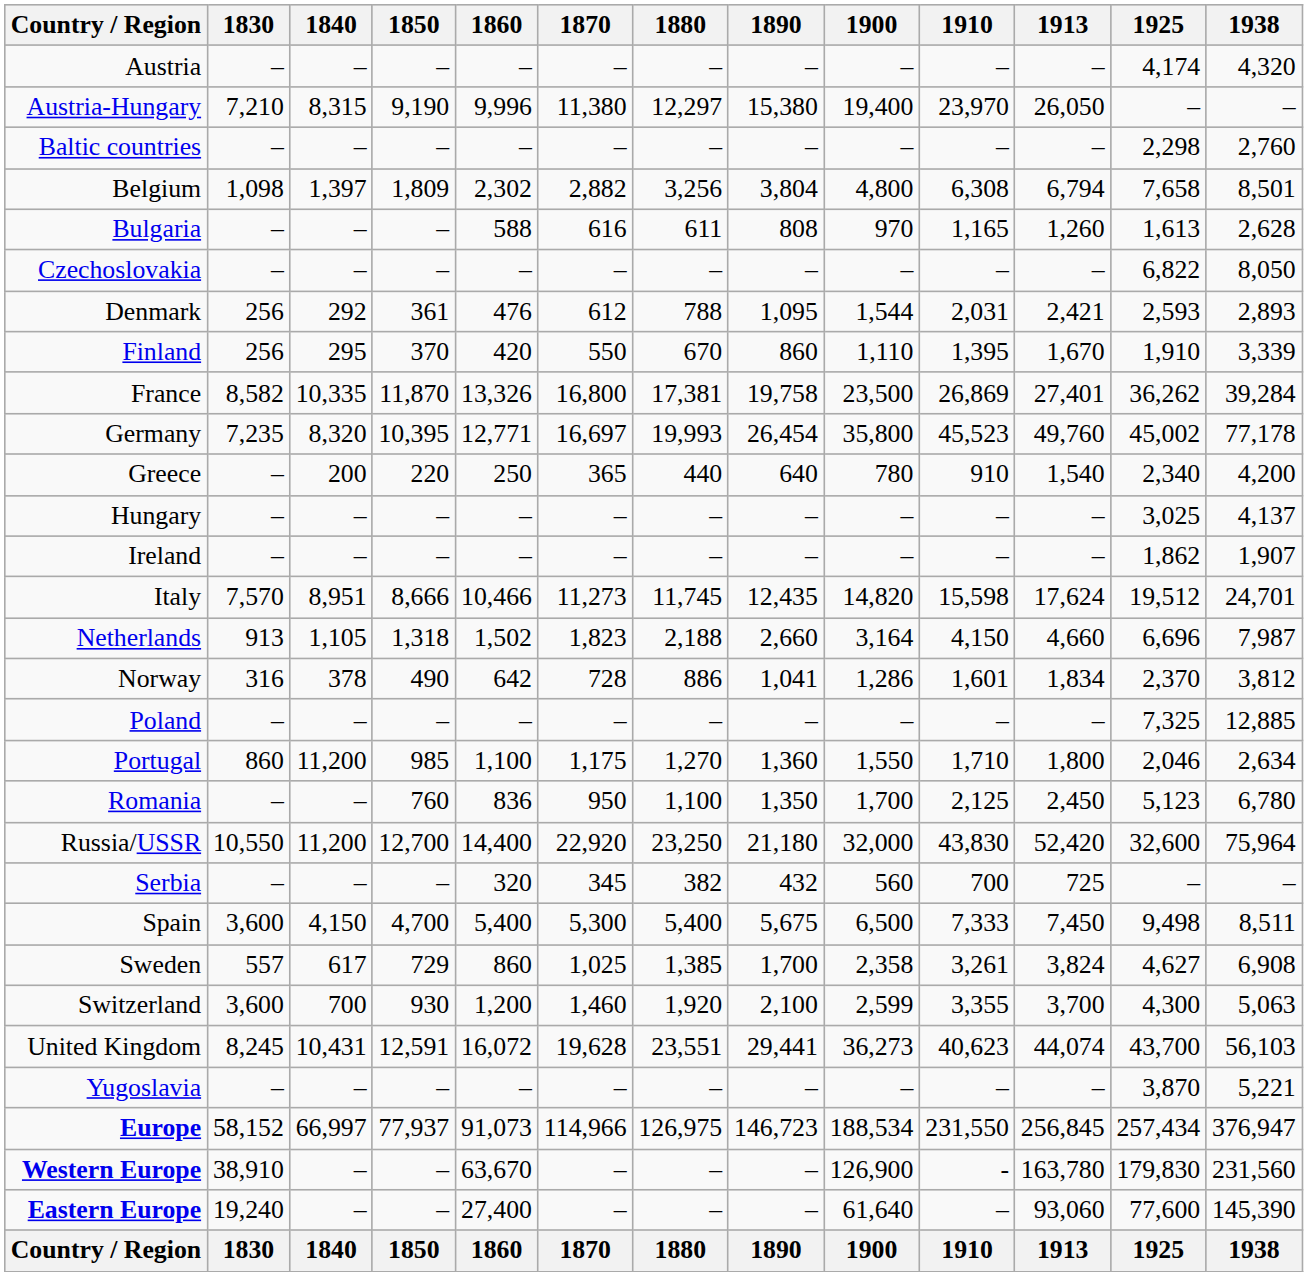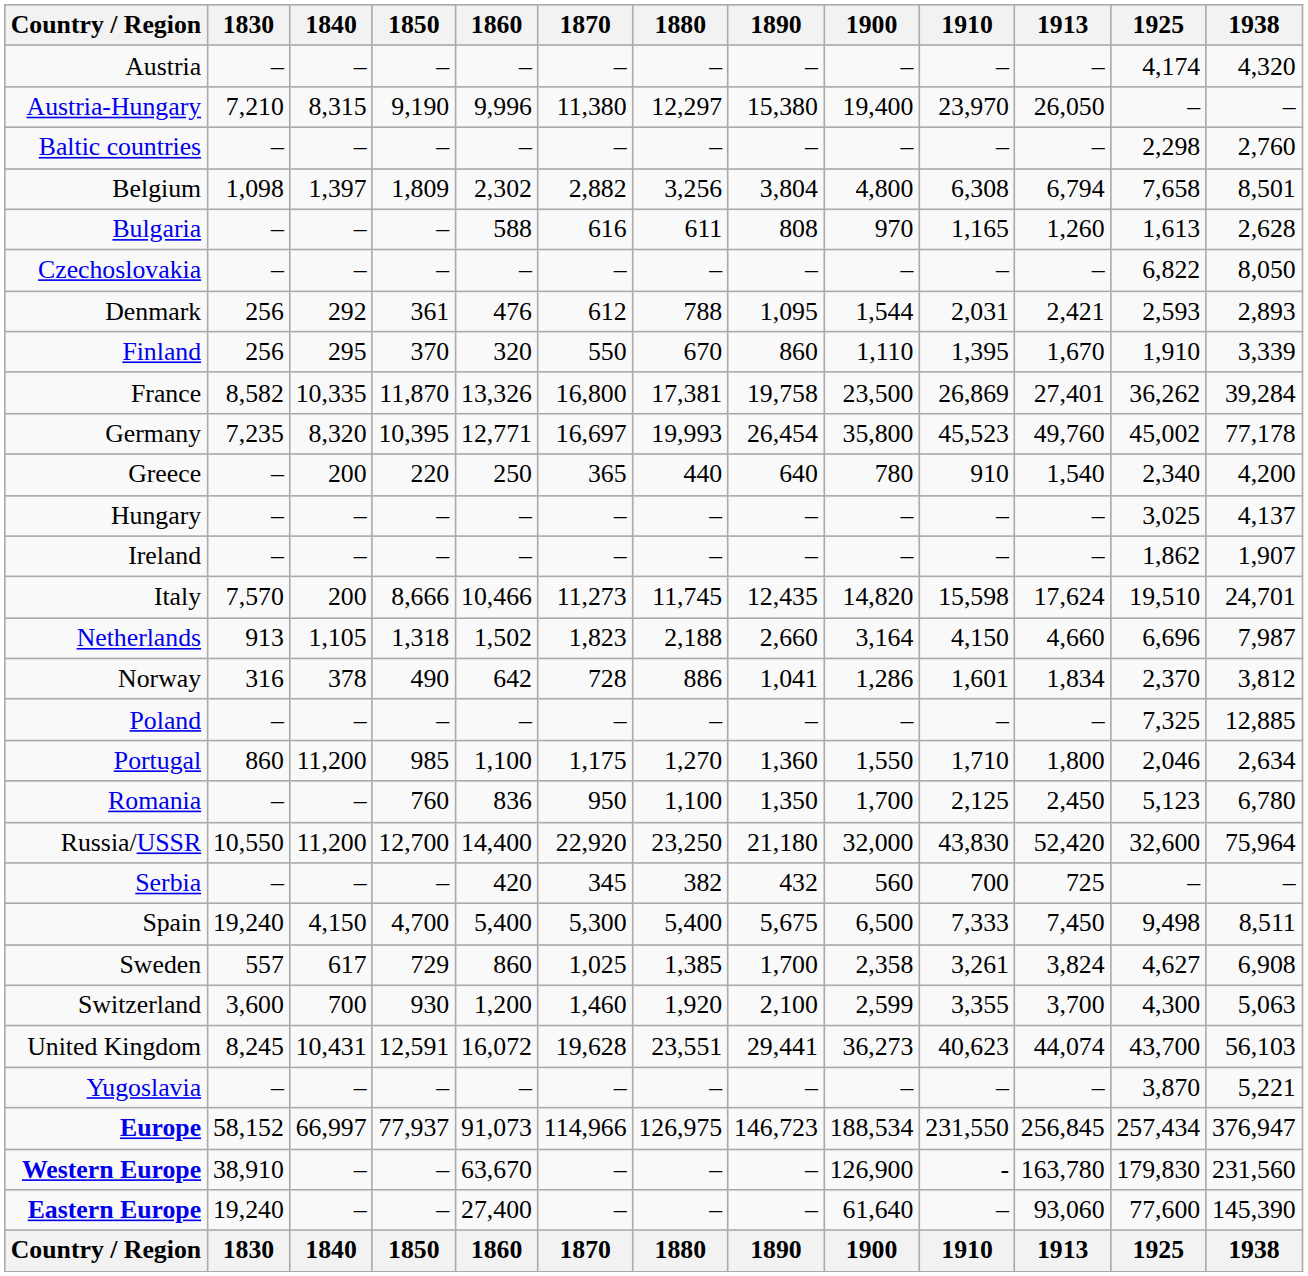(513, 351) 420 -> (513, 351) 320
(338, 596) 8,951 -> (347, 596) 200
(1165, 596) 19,512 -> (1165, 596) 19,510
(513, 882) 320 -> (513, 882) 420
(255, 923) 3,600 -> (248, 923) 19,240
